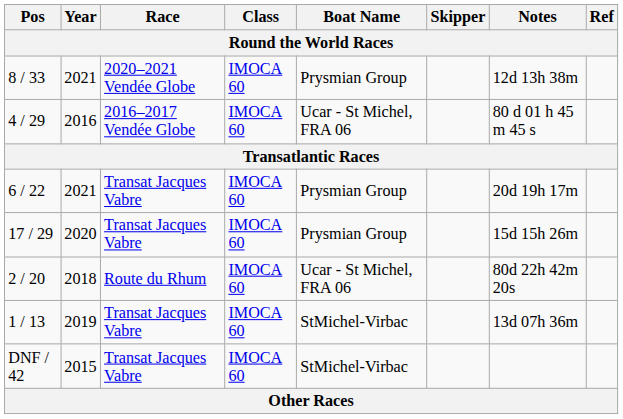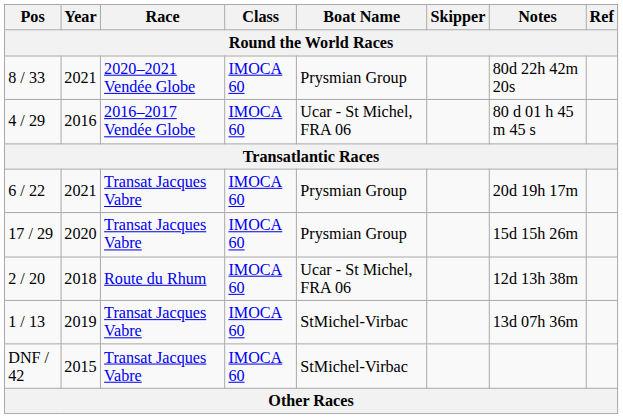(535, 77) 12d 13h 38m -> (535, 77) 80d 22h 42m 20s
(535, 278) 80d 22h 42m 20s -> (535, 278) 12d 13h 38m
